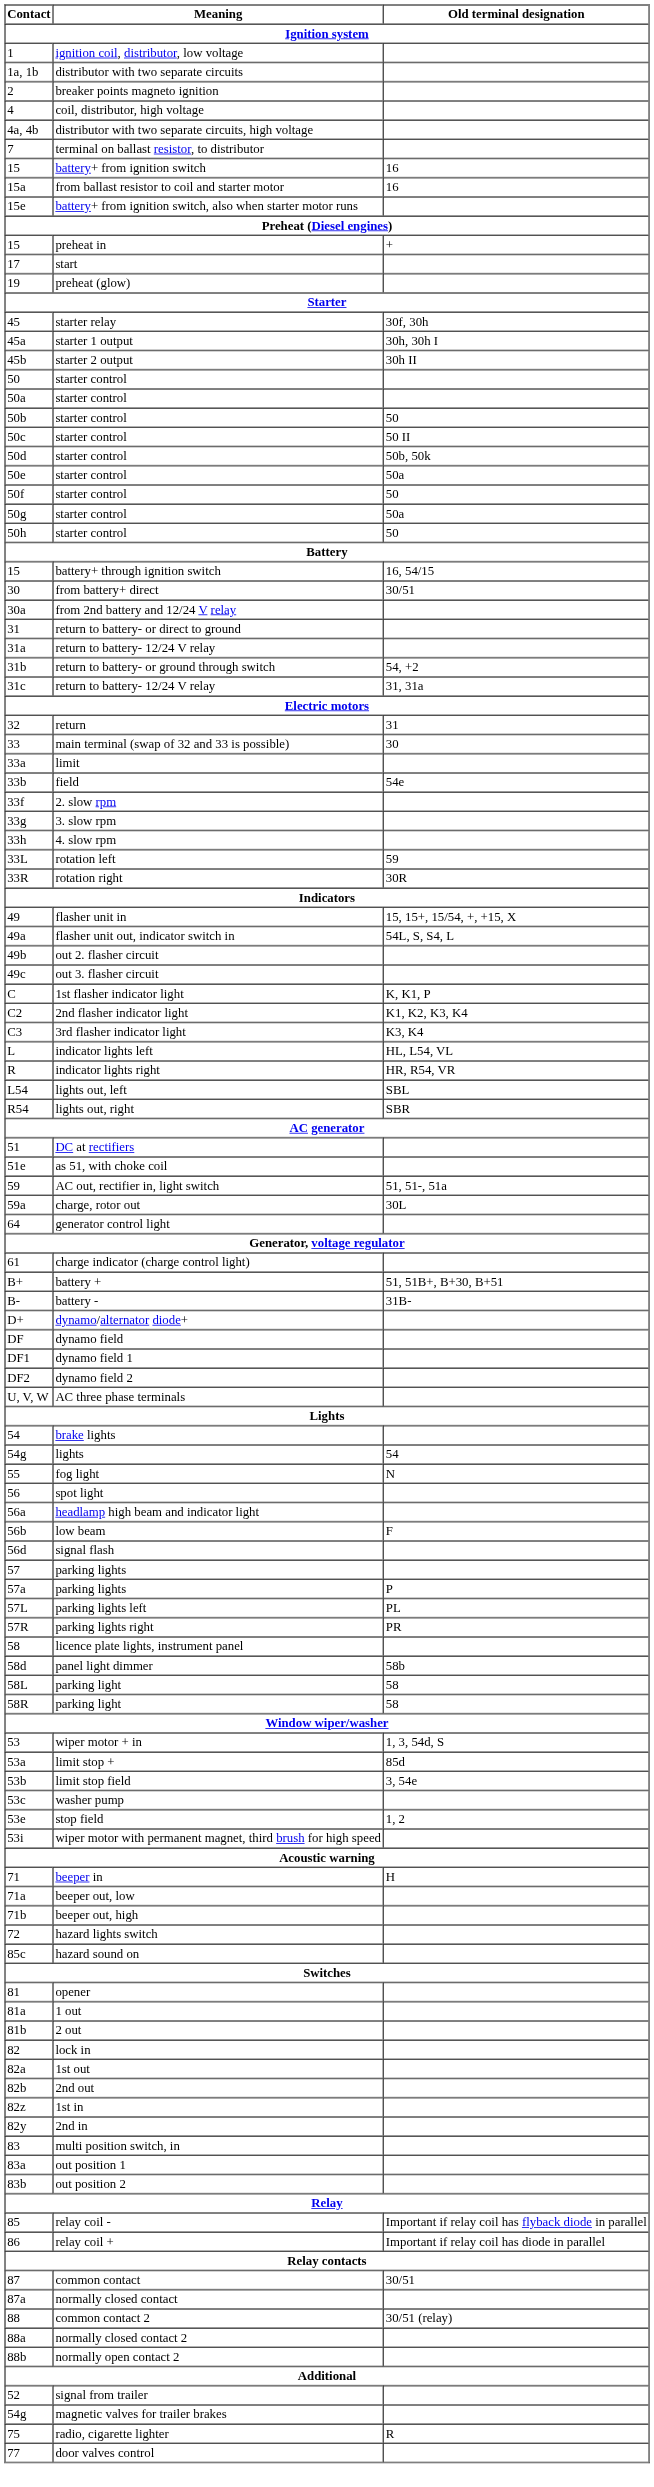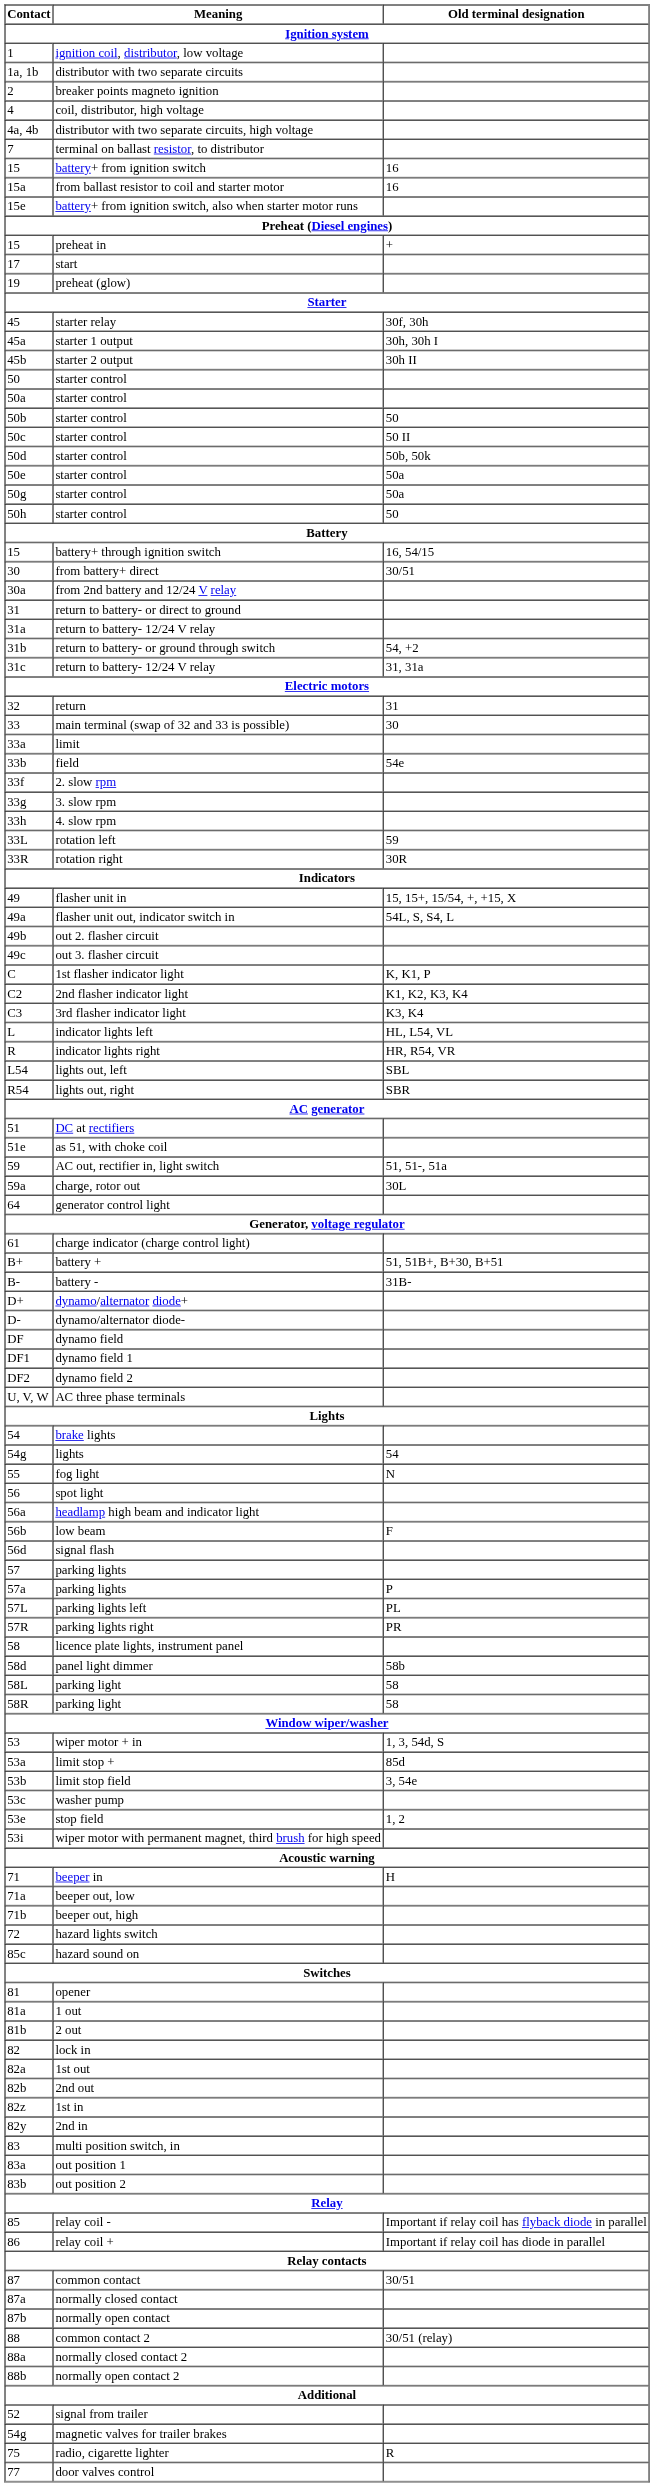- row: (16, 494)
+ row: (14, 1320)
+ row: (17, 2318)
